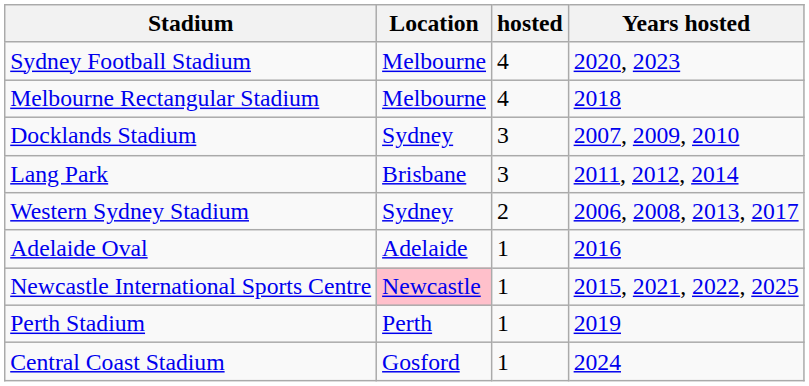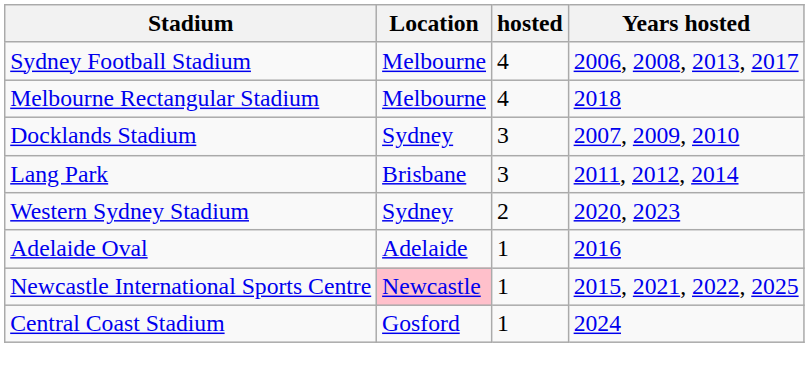(627, 60) 2020, 2023 -> (686, 60) 2006, 2008, 2013, 2017
(686, 211) 2006, 2008, 2013, 2017 -> (627, 211) 2020, 2023
- row: (78, 323)
